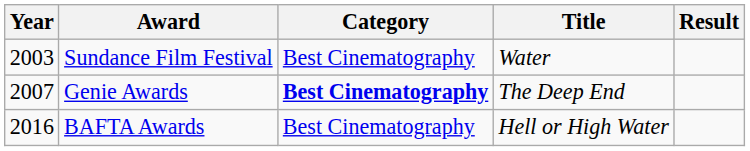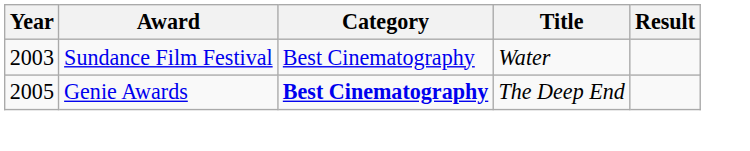(32, 92) 2007 -> (32, 92) 2005
- row: (134, 127)
